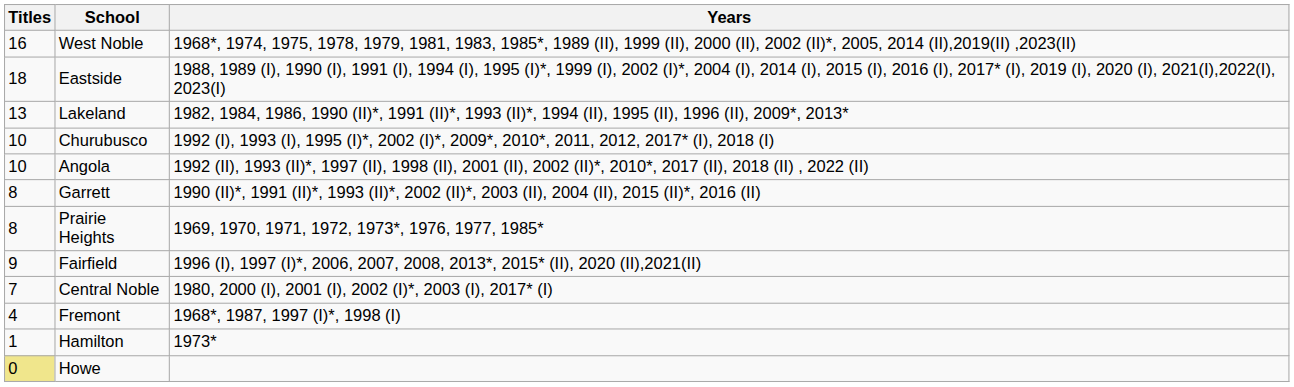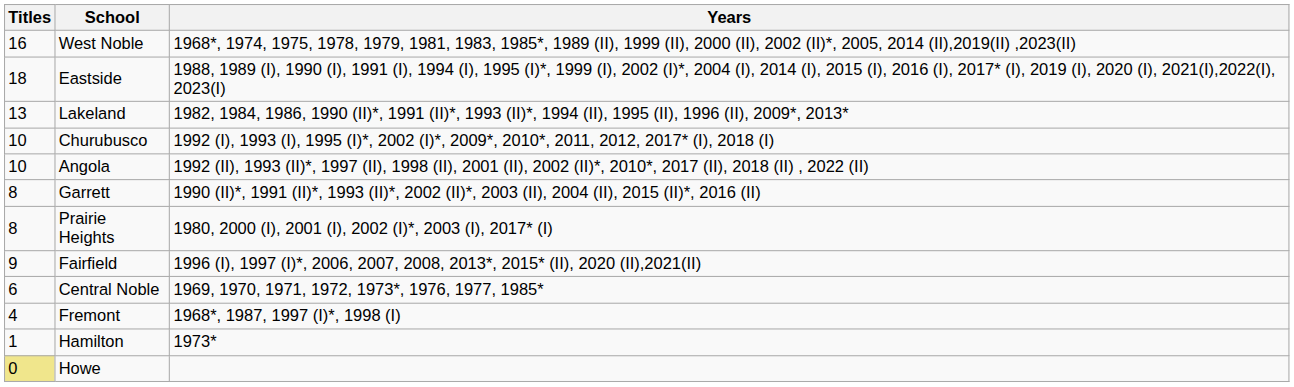(359, 228) 1969, 1970, 1971, 1972, 1973*, 1976, 1977, 1985* -> (363, 228) 1980, 2000 (I), 2001 (I), 2002 (I)*, 2003 (I), 2017* (I)
(13, 289) 7 -> (13, 289) 6
(363, 289) 1980, 2000 (I), 2001 (I), 2002 (I)*, 2003 (I), 2017* (I) -> (359, 289) 1969, 1970, 1971, 1972, 1973*, 1976, 1977, 1985*
